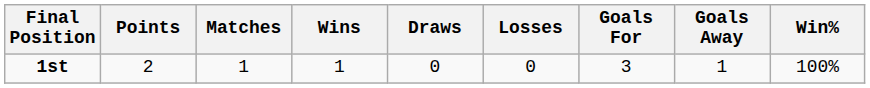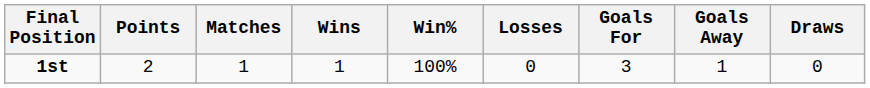columns swapped: (435, 30) <-> (817, 30)
